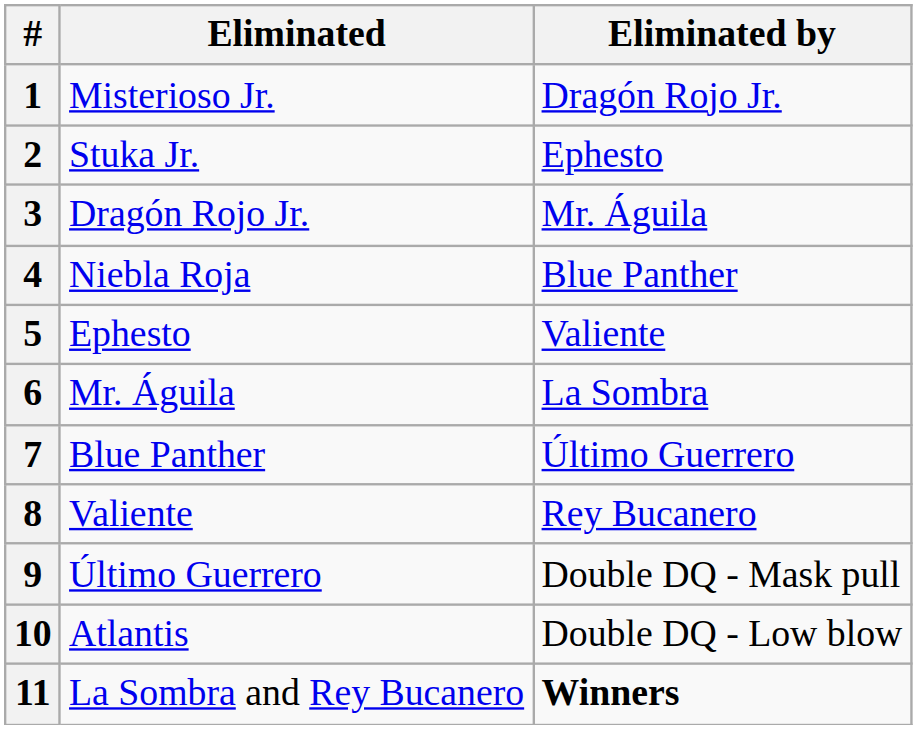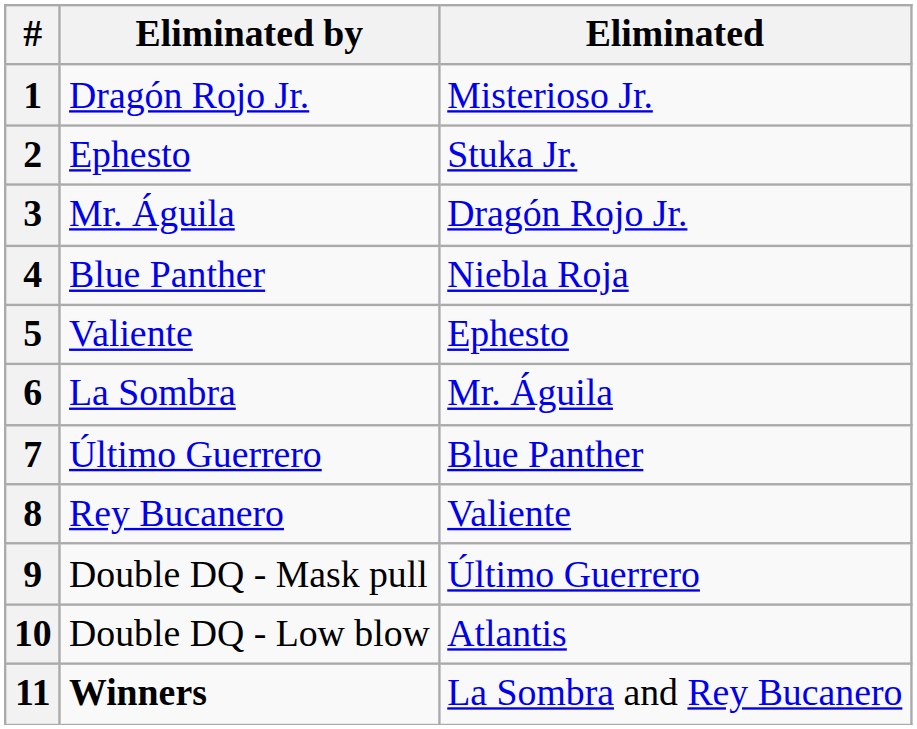columns swapped: (297, 34) <-> (722, 34)
